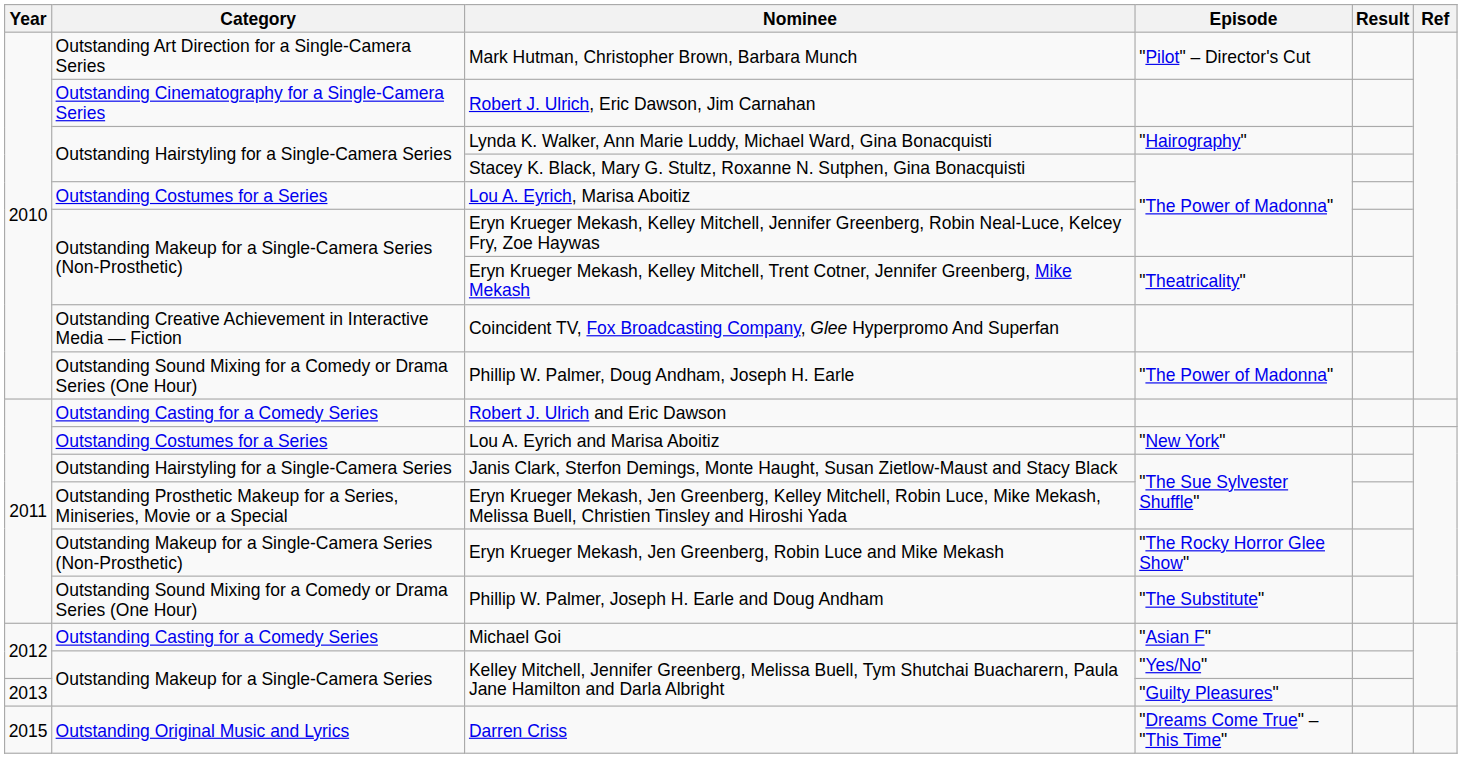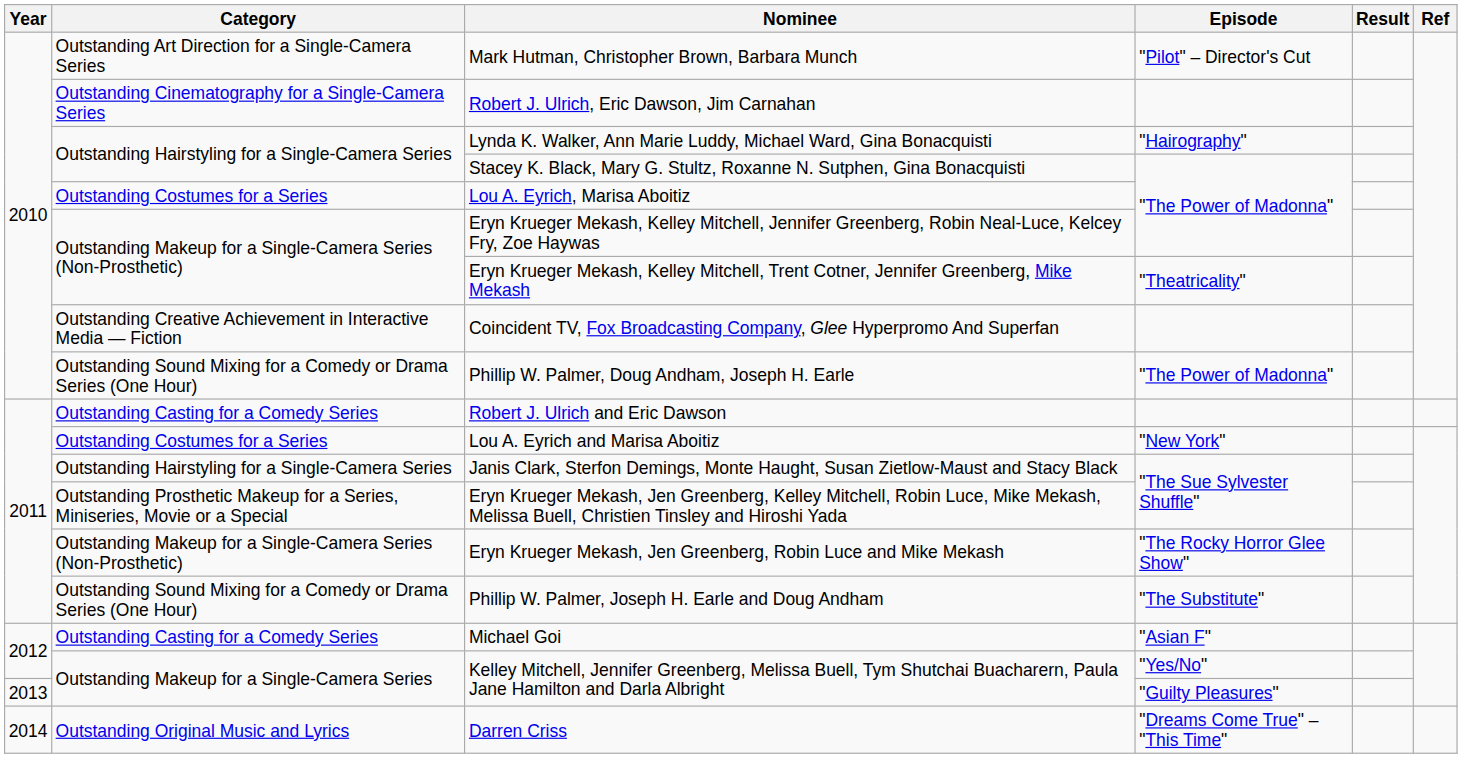(28, 730) 2015 -> (28, 730) 2014
